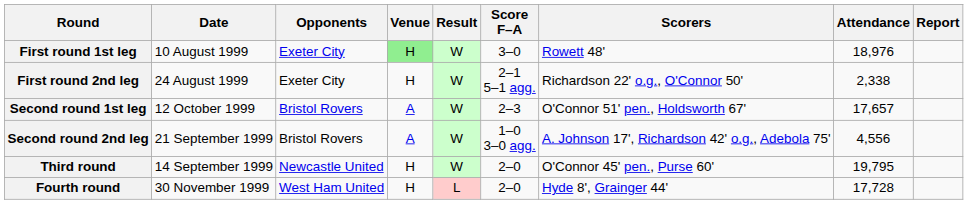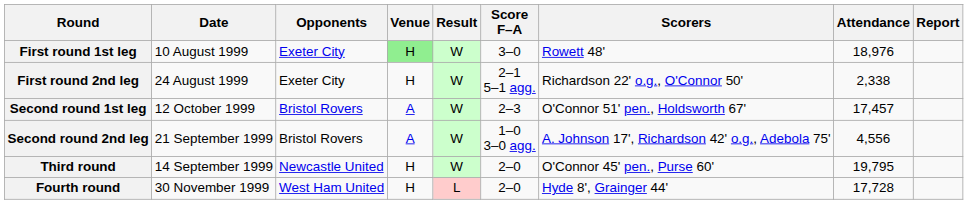(873, 109) 17,657 -> (873, 109) 17,457
